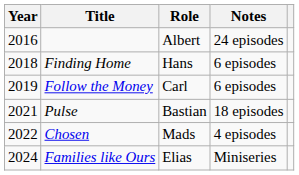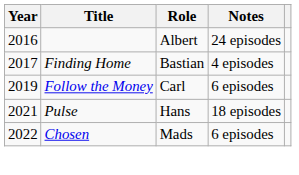(23, 63) 2018 -> (23, 63) 2017
(177, 63) Hans -> (182, 63) Bastian
(245, 63) 6 episodes -> (242, 63) 4 episodes
(184, 110) Bastian -> (175, 110) Hans
(245, 134) 4 episodes -> (242, 134) 6 episodes
- row: (100, 157)
